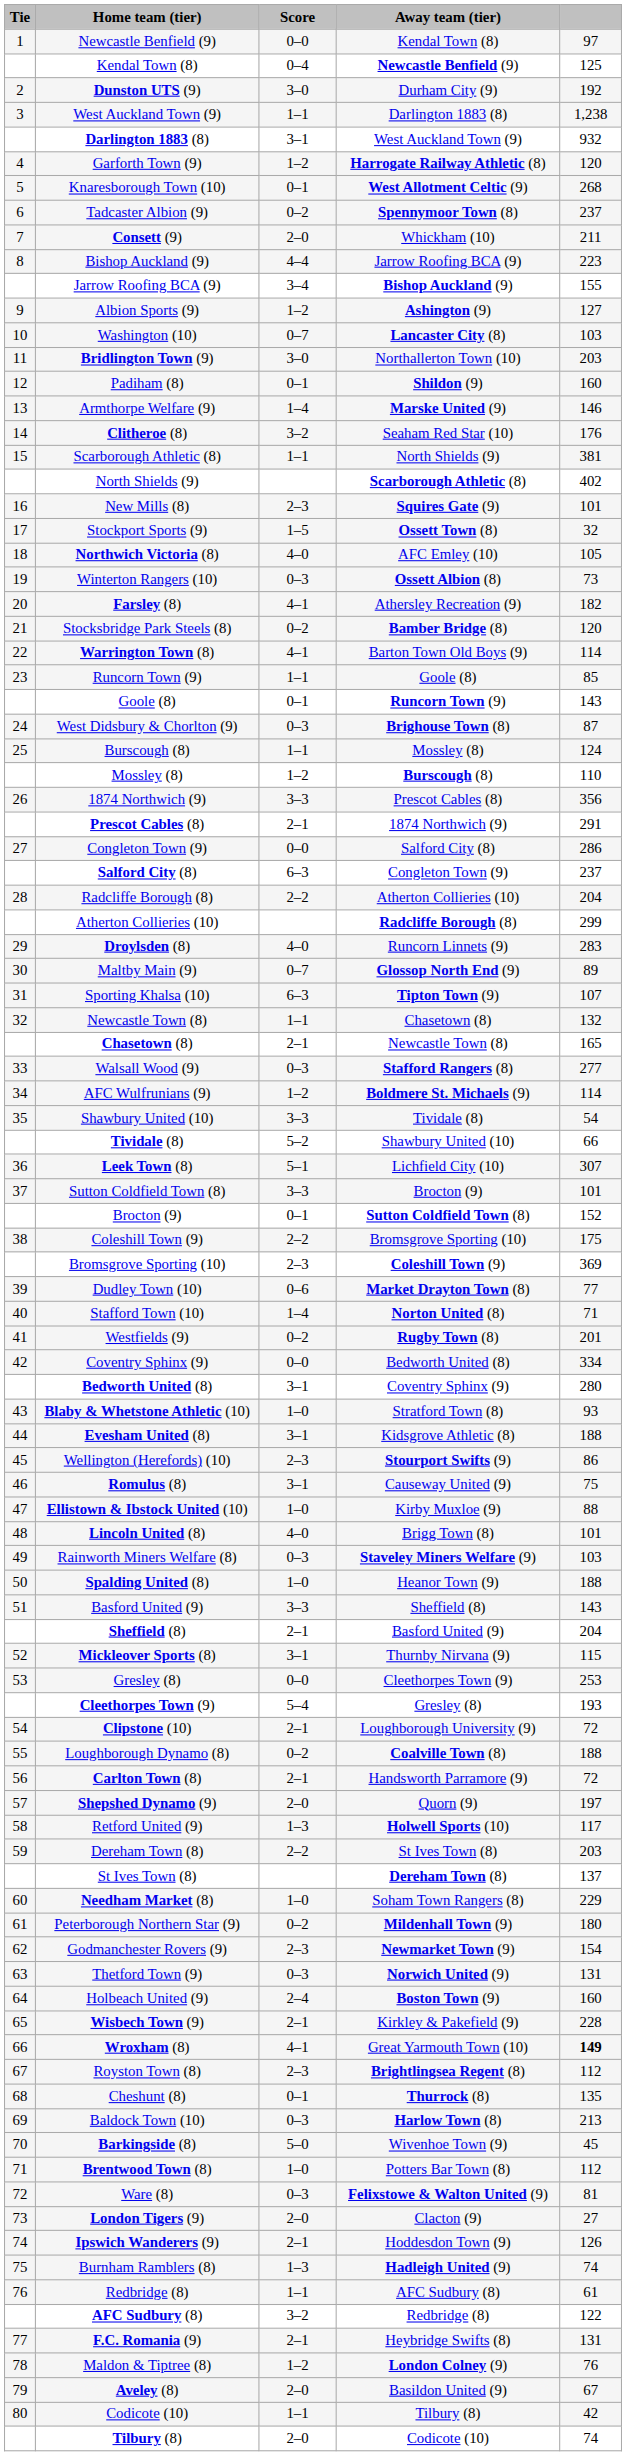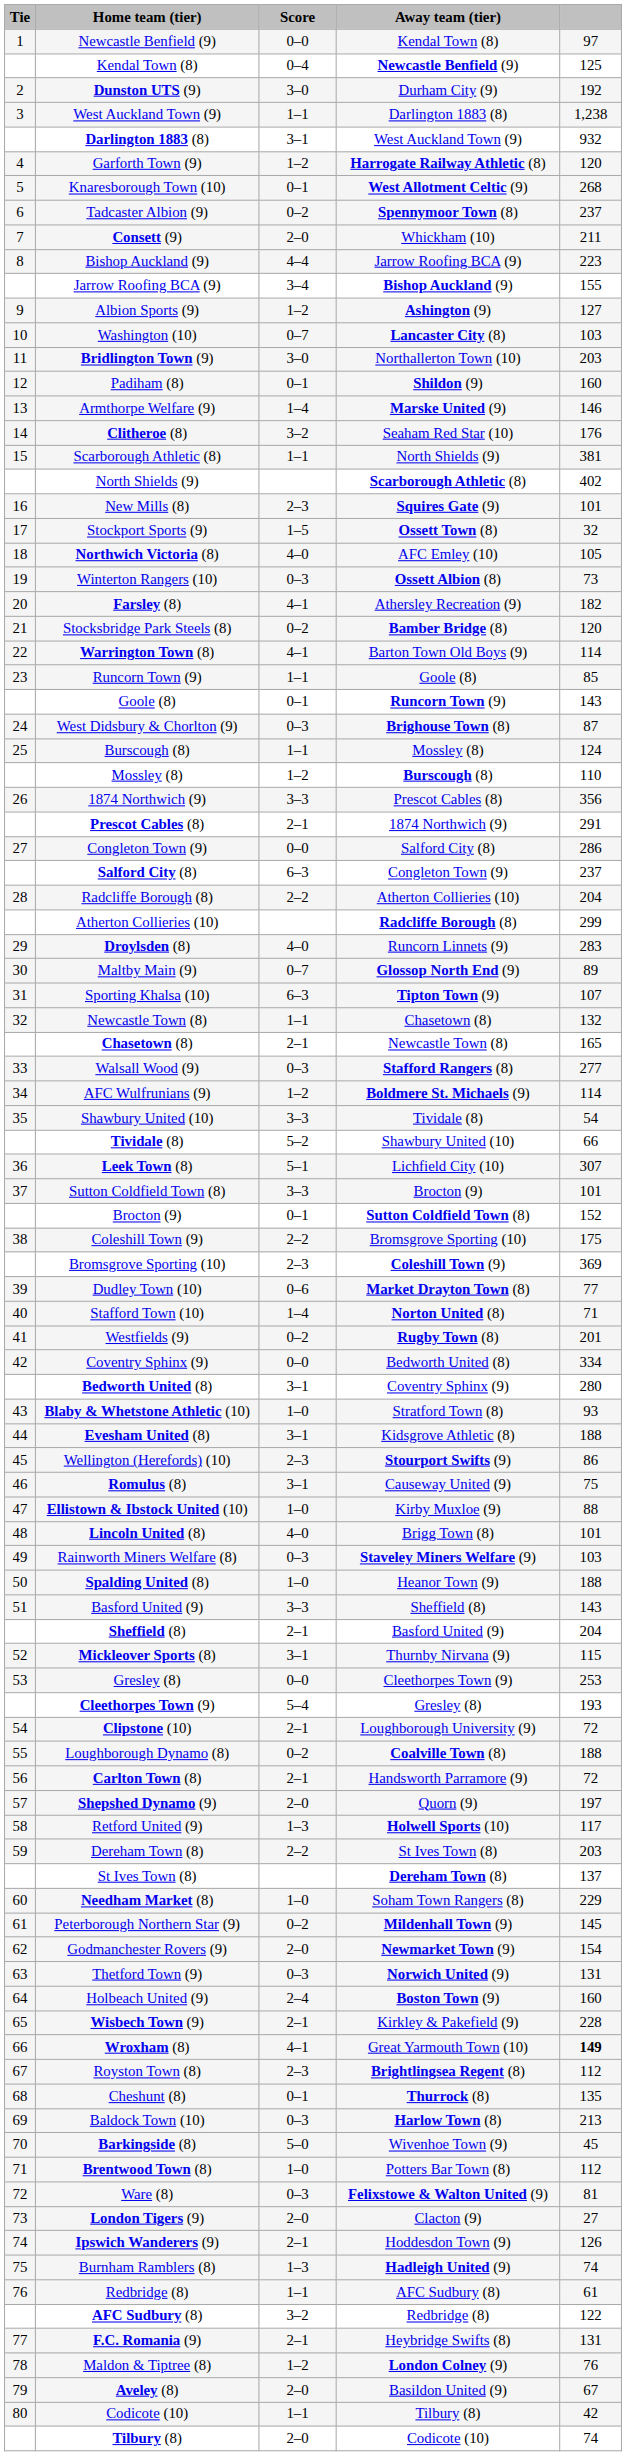(591, 1925) 180 -> (591, 1925) 145
(298, 1949) 2–3 -> (298, 1949) 2–0
